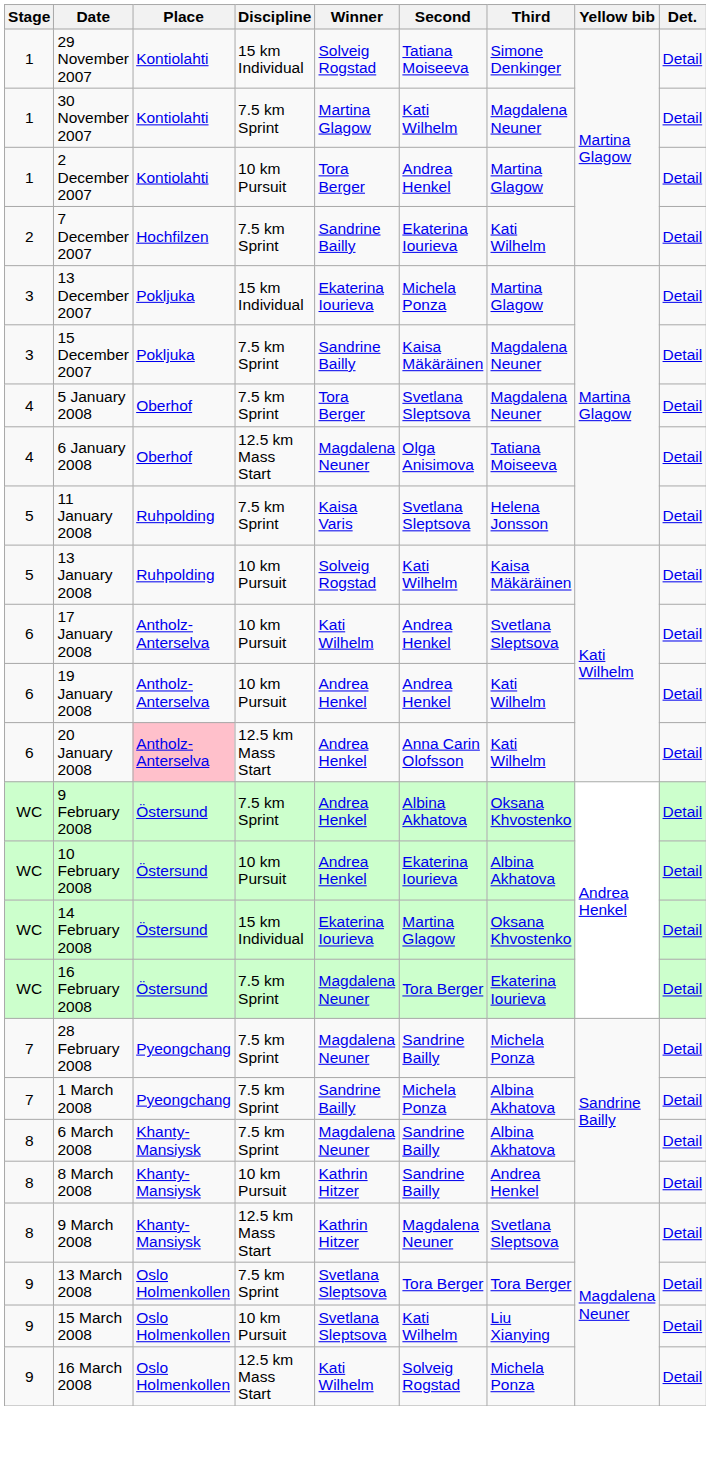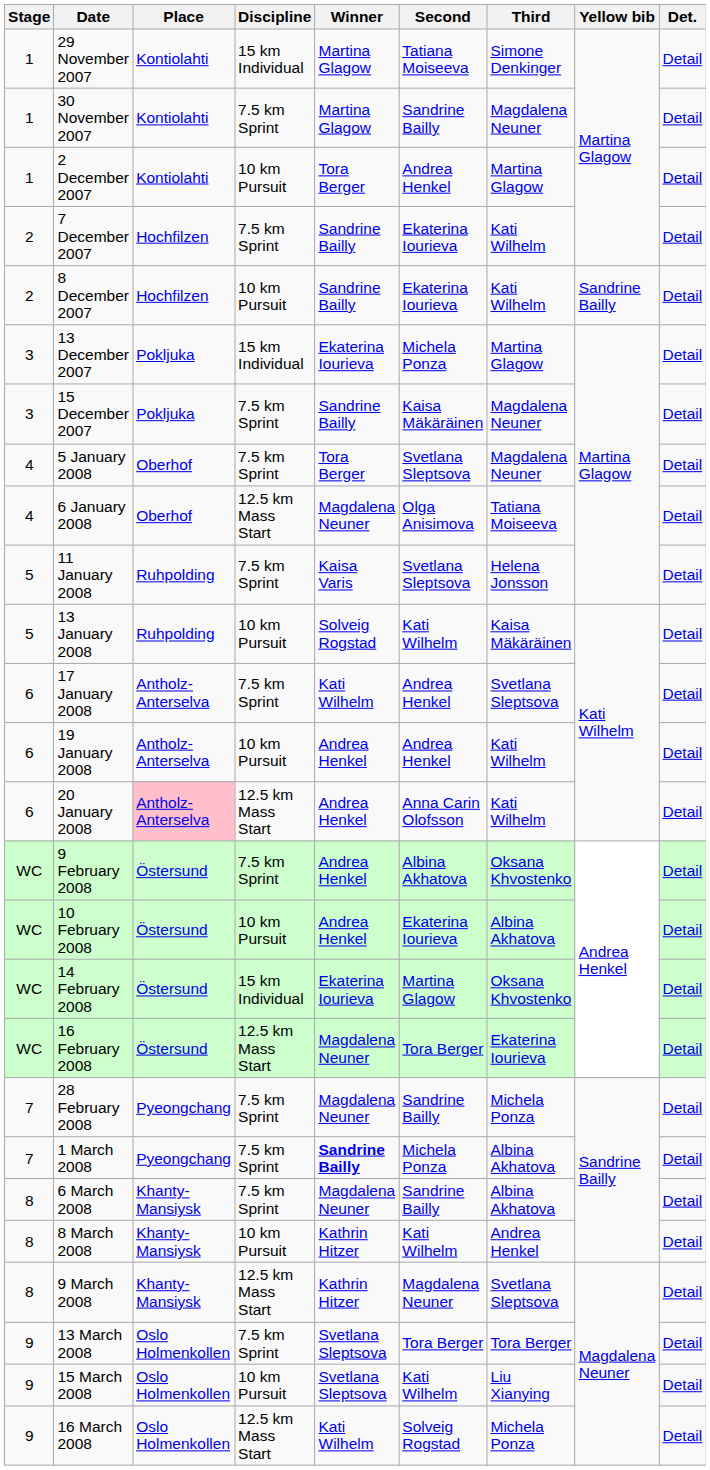(347, 59) Solveig Rogstad -> (345, 59) Martina Glagow
(430, 118) Kati Wilhelm -> (433, 118) Sandrine Bailly
+ row: (93, 296)
(262, 634) 10 km Pursuit -> (261, 693) 7.5 km Sprint
(261, 989) 7.5 km Sprint -> (266, 1048) 12.5 km Mass Start
(350, 1099) normal -> (352, 1158) bold
(433, 1183) Sandrine Bailly -> (430, 1242) Kati Wilhelm
